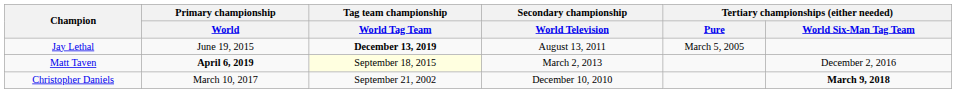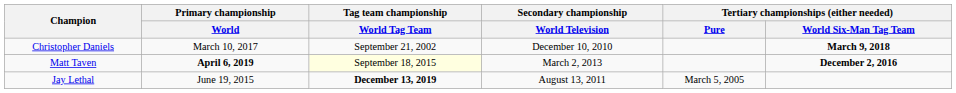rows swapped: (73, 79) <-> (73, 46)
(859, 62) normal -> (859, 62) bold
